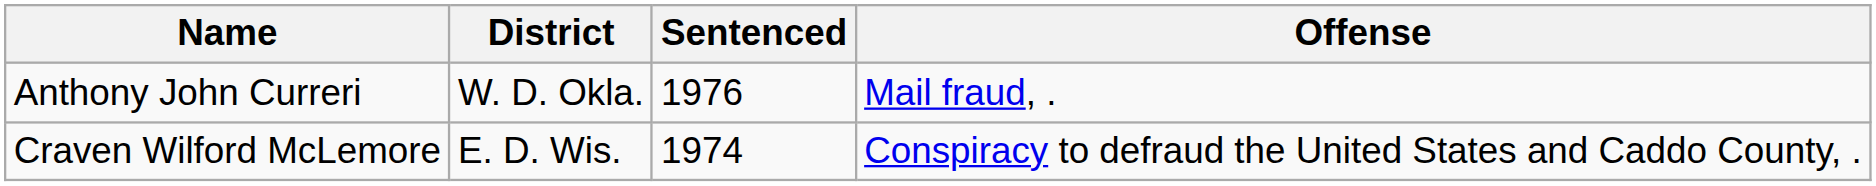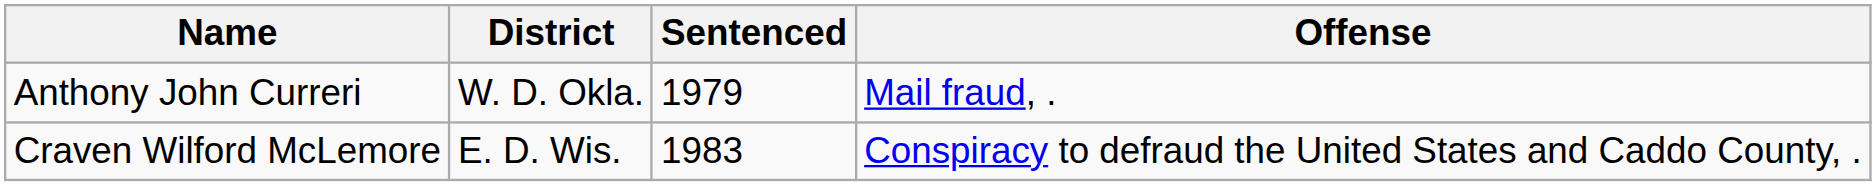(702, 92) 1976 -> (702, 92) 1979
(702, 150) 1974 -> (702, 150) 1983
